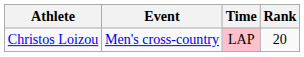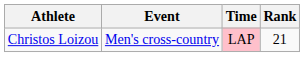(280, 39) 20 -> (280, 39) 21
